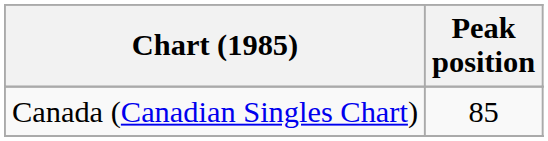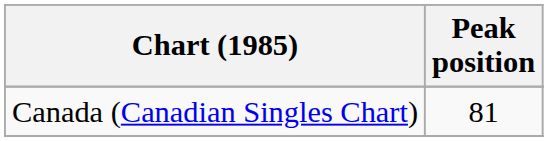(484, 111) 85 -> (484, 111) 81
